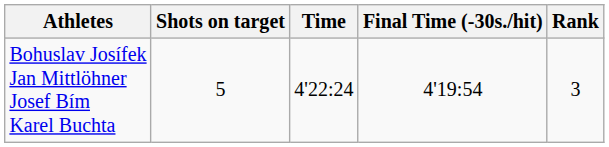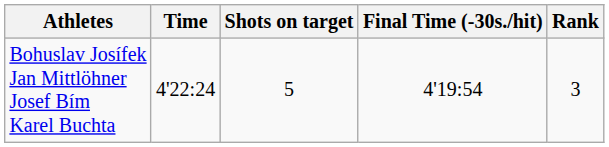columns swapped: (324, 21) <-> (220, 21)
